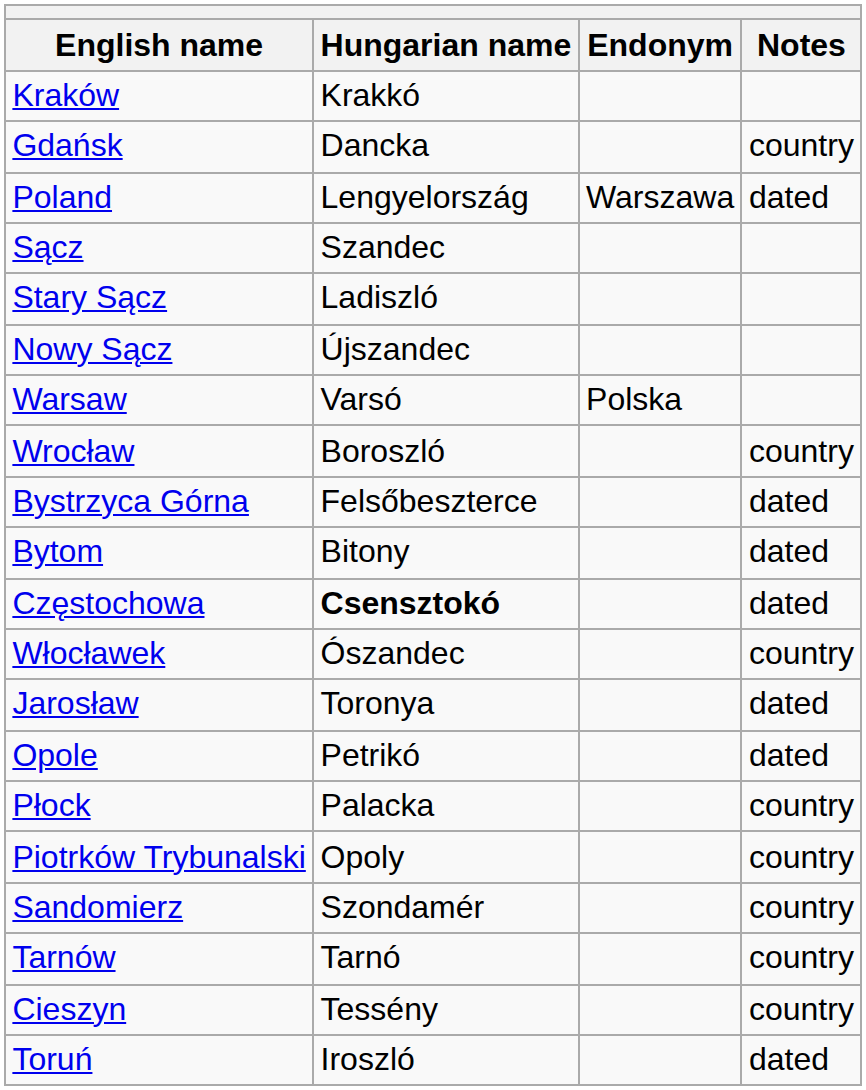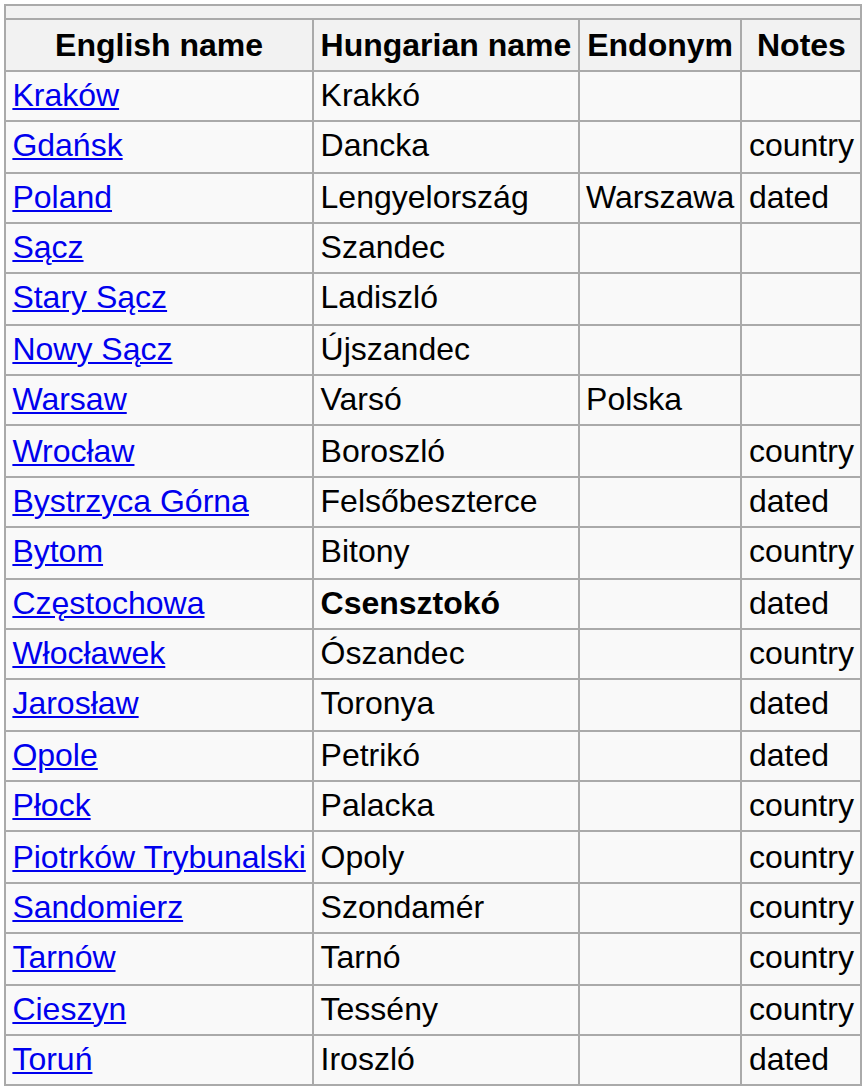(789, 552) dated -> (801, 552) country
